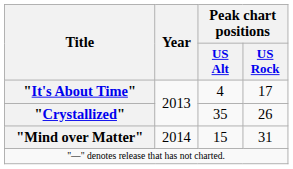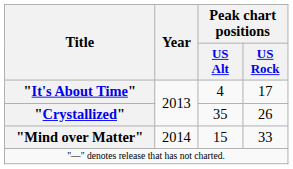(265, 137) 31 -> (265, 137) 33
